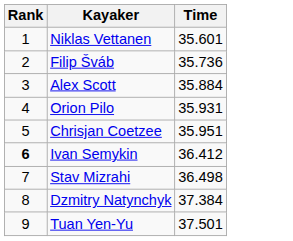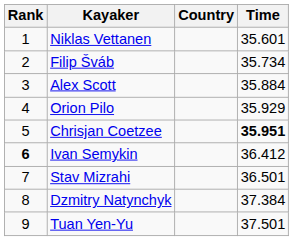+ column: (206, 16)
(200, 62) 35.736 -> (263, 62) 35.734
(200, 108) 35.931 -> (263, 108) 35.929
(200, 131) normal -> (263, 131) bold
(200, 177) 36.498 -> (263, 177) 36.501
